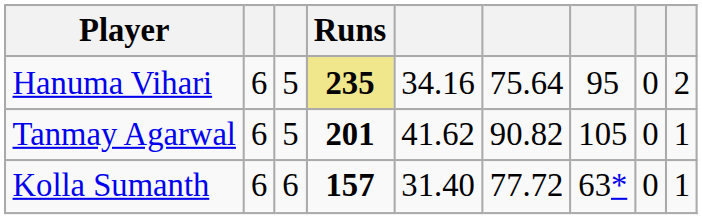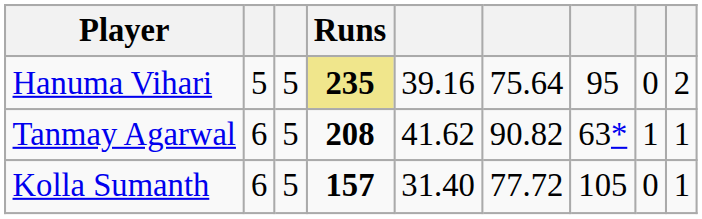(259, 82) 6 -> (259, 82) 5
(438, 82) 34.16 -> (438, 82) 39.16
(350, 133) 201 -> (350, 133) 208
(603, 133) 105 -> (603, 133) 63*
(650, 133) 0 -> (650, 133) 1
(291, 185) 6 -> (291, 185) 5
(603, 185) 63* -> (603, 185) 105
